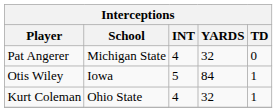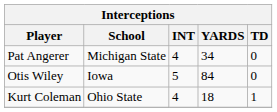(207, 55) 32 -> (207, 55) 34
(254, 76) 1 -> (254, 76) 0
(207, 96) 32 -> (207, 96) 18
